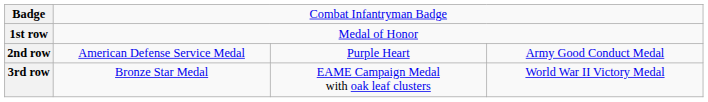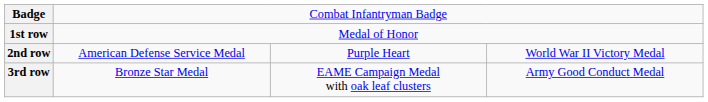(595, 53) Army Good Conduct Medal -> (595, 53) World War II Victory Medal
(595, 72) World War II Victory Medal -> (595, 72) Army Good Conduct Medal
